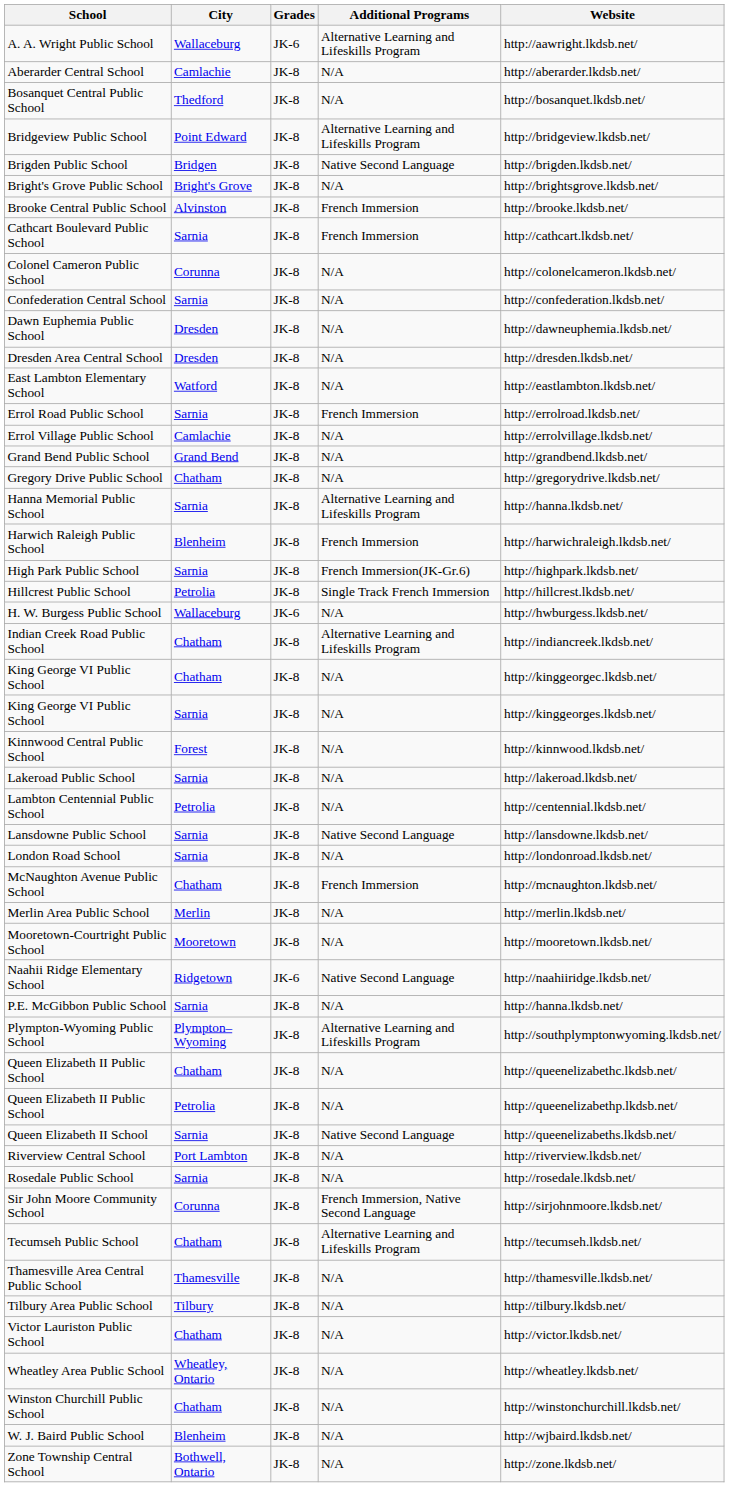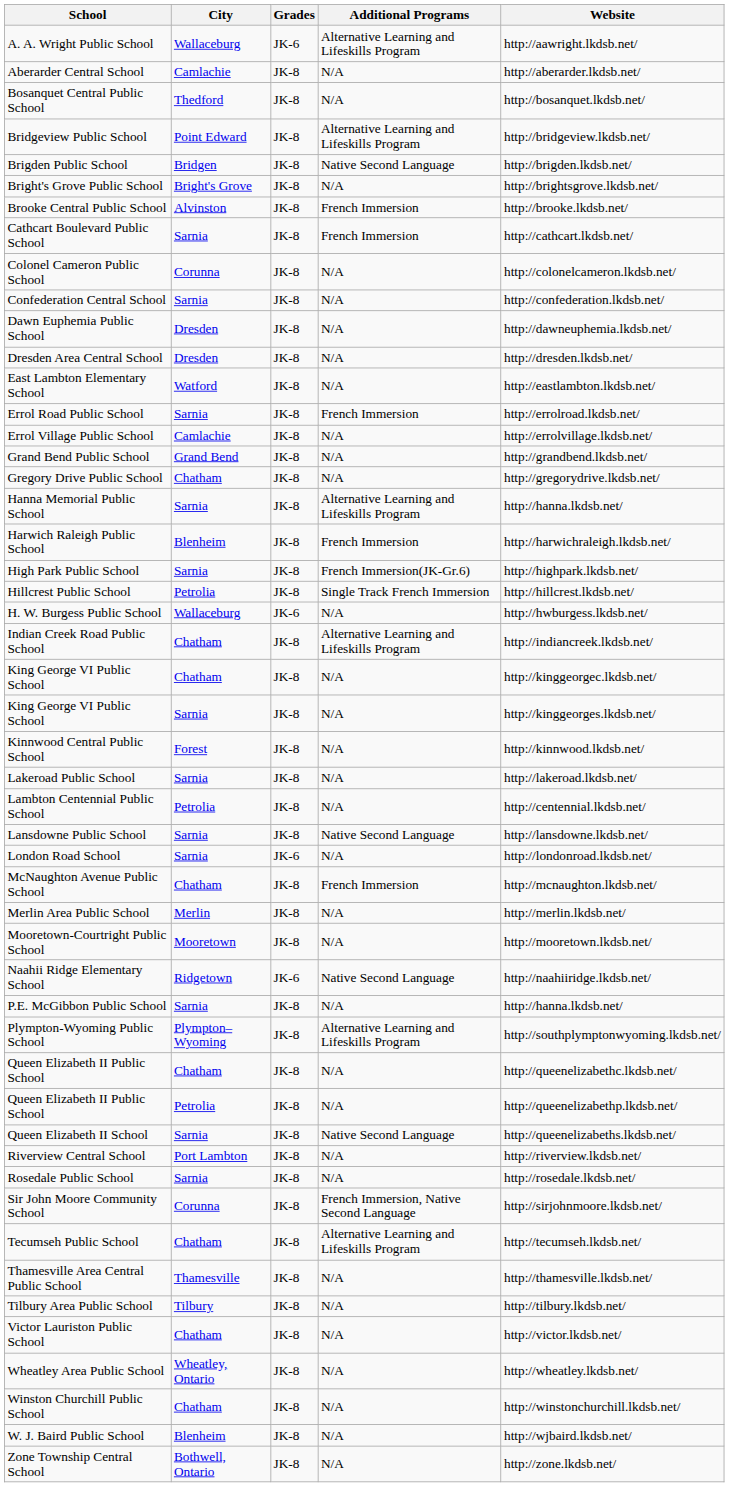(286, 856) JK-8 -> (286, 856) JK-6
